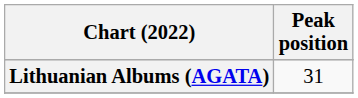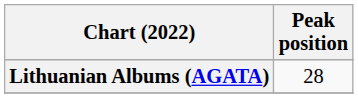(313, 76) 31 -> (313, 76) 28
